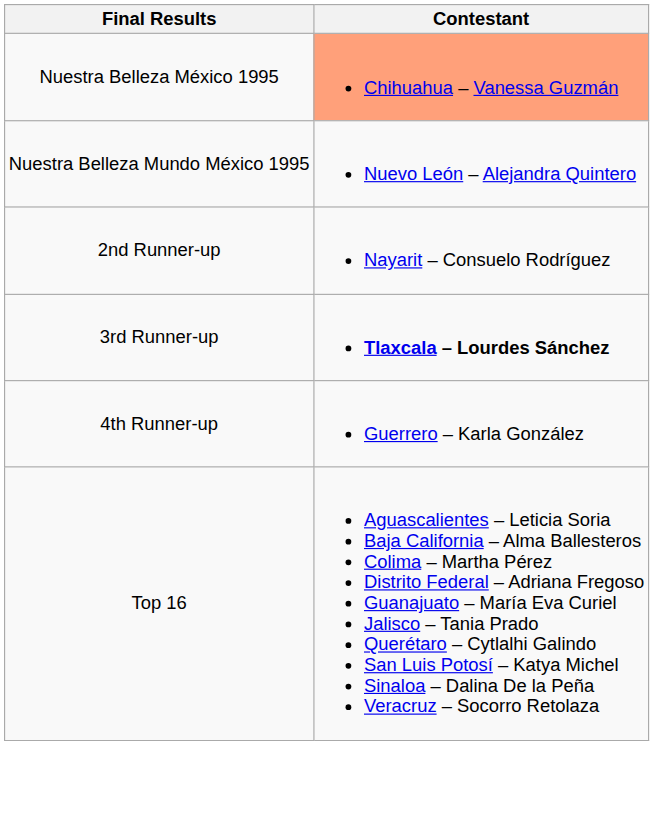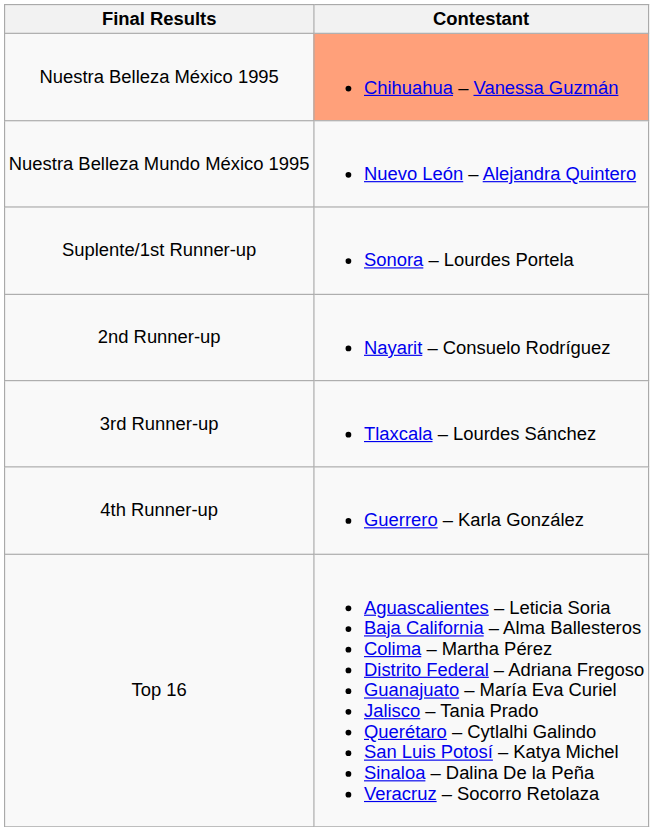+ row: (159, 250)
(481, 347) bold -> (481, 434) normal
